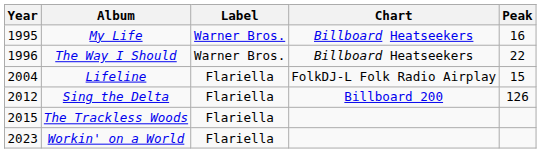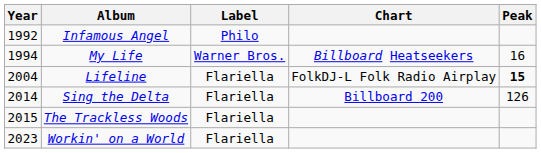+ row: (116, 35)
(23, 35) 1995 -> (23, 56) 1994
- row: (116, 56)
(517, 76) normal -> (517, 76) bold
(23, 97) 2012 -> (23, 97) 2014
